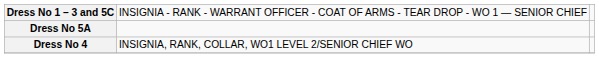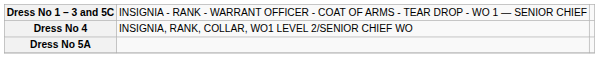rows swapped: (60, 28) <-> (60, 45)
